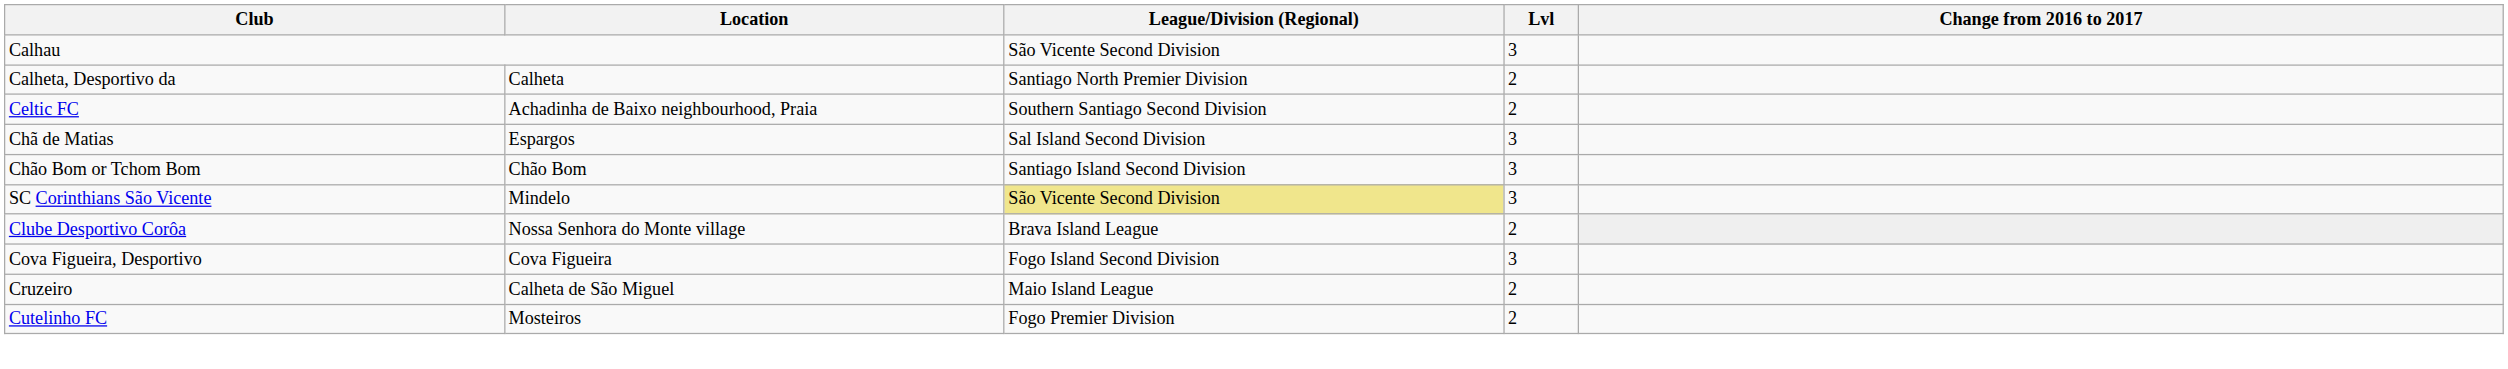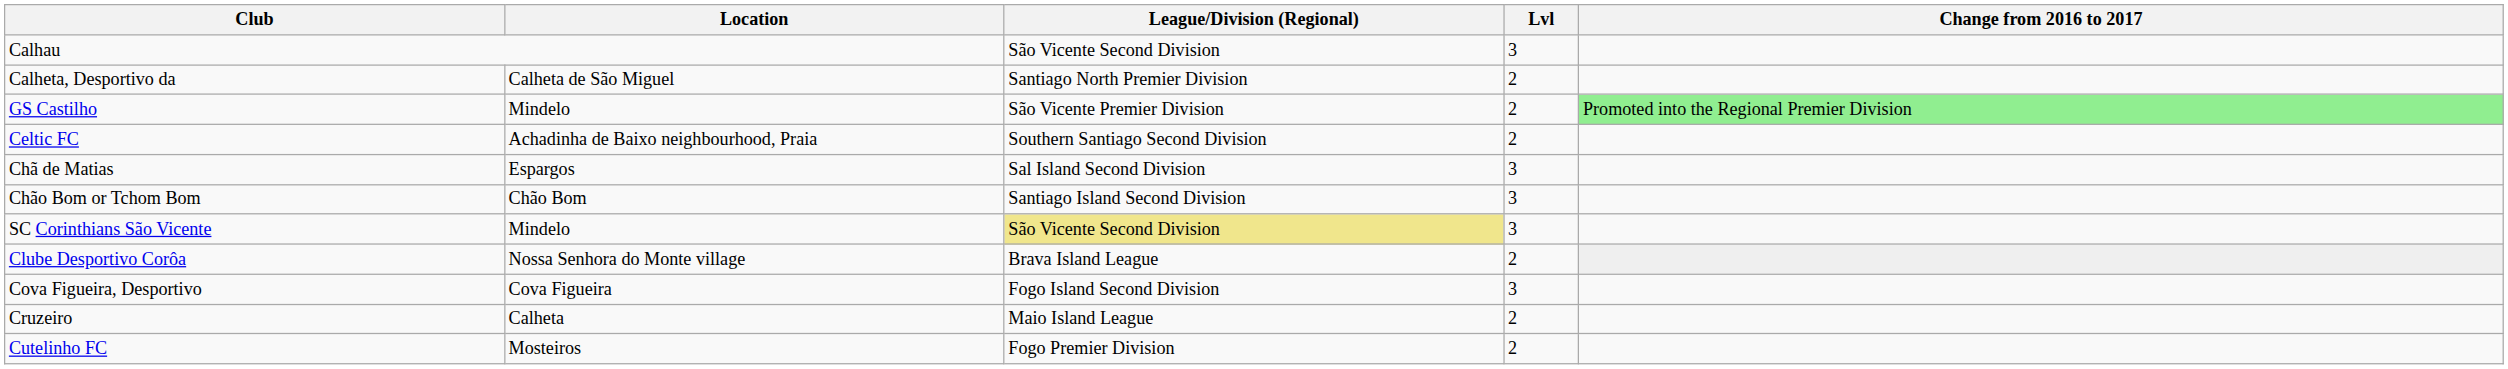(536, 79) Calheta -> (591, 79) Calheta de São Miguel
+ row: (53, 109)
(591, 289) Calheta de São Miguel -> (536, 319) Calheta
